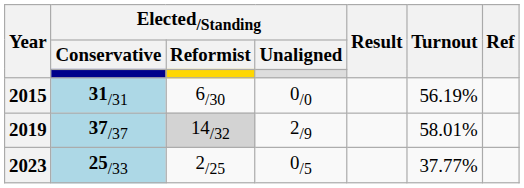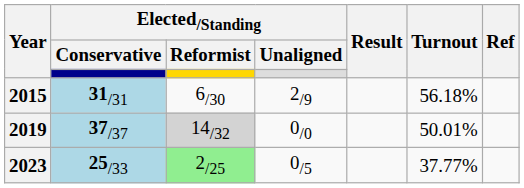(301, 95) 0/0 -> (301, 95) 2/9
(449, 95) 56.19% -> (449, 95) 56.18%
(301, 130) 2/9 -> (301, 130) 0/0
(449, 130) 58.01% -> (449, 130) 50.01%
(210, 165) no background -> (210, 165) lightgreen background
